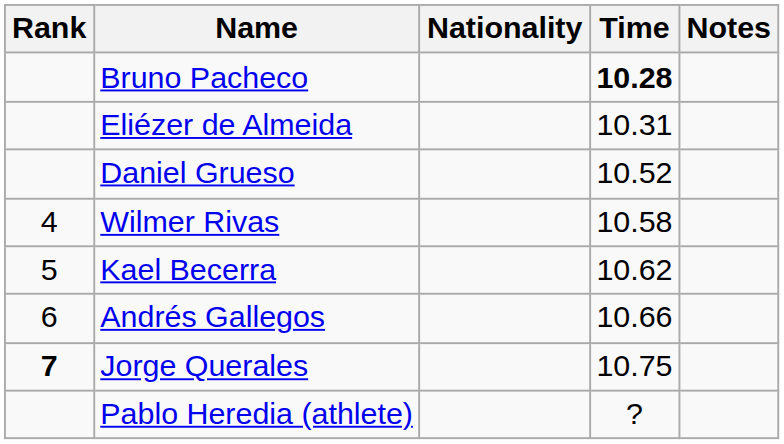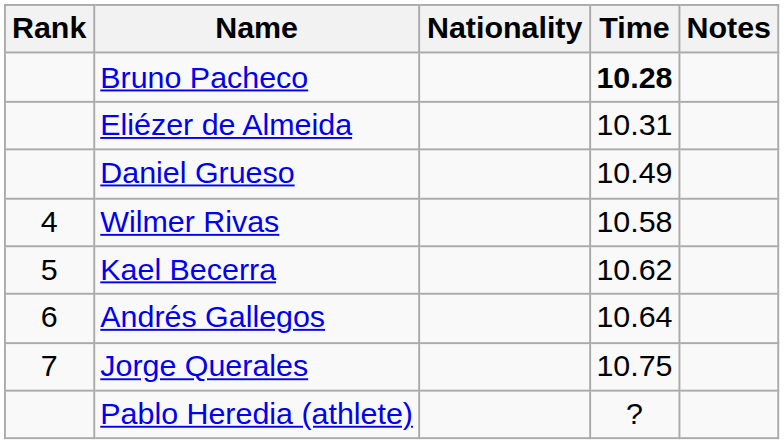(634, 173) 10.52 -> (634, 173) 10.49
(634, 317) 10.66 -> (634, 317) 10.64
(49, 366) bold -> (49, 366) normal
